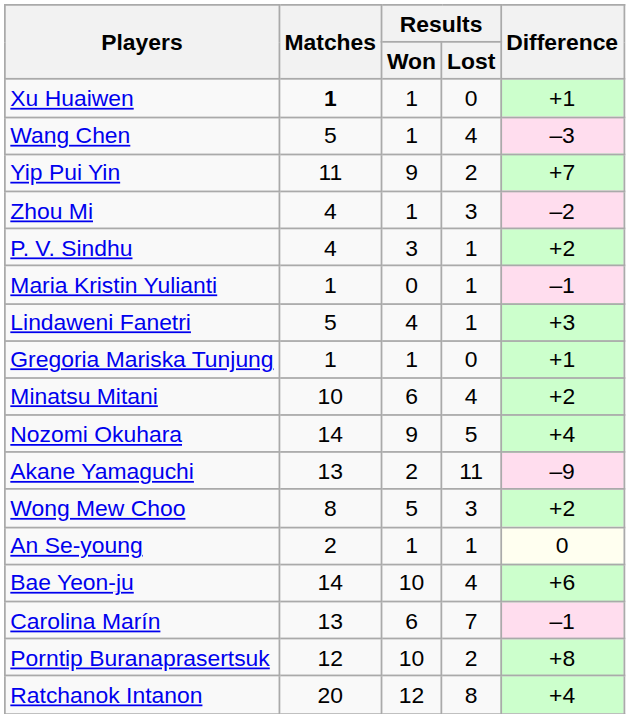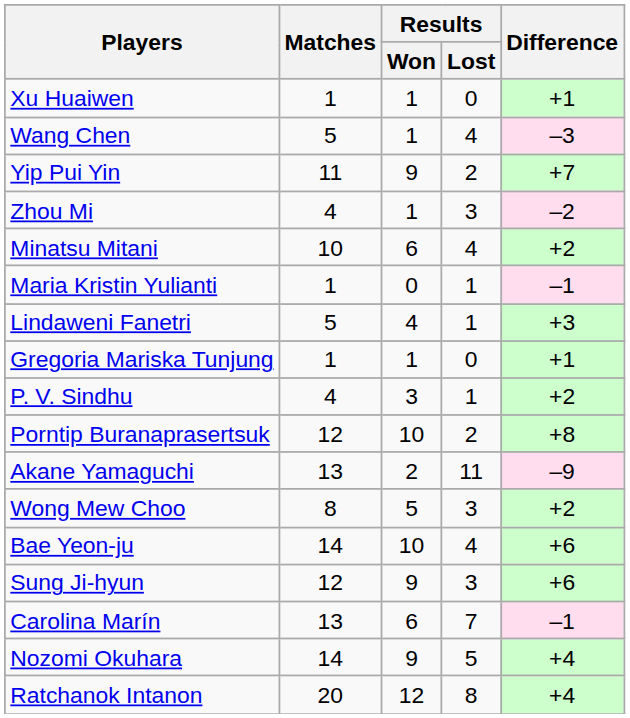(330, 98) bold -> (330, 98) normal
rows swapped: (71, 247) <-> (84, 396)
rows swapped: (96, 434) <-> (140, 657)
- row: (76, 546)
+ row: (77, 583)
